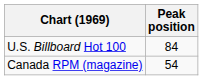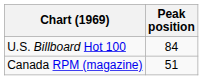(171, 65) 54 -> (171, 65) 51
